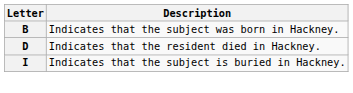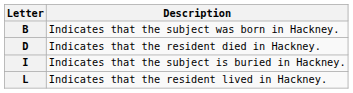+ row: (25, 80)
